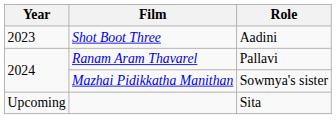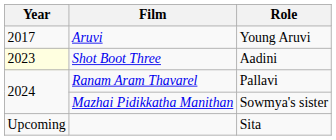+ row: (87, 37)
(21, 37) no background -> (21, 59) lightyellow background
